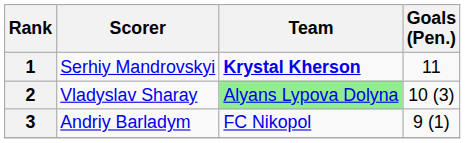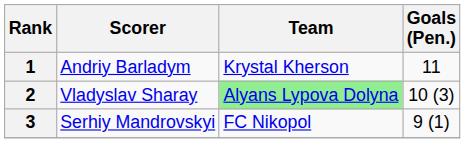(138, 66) Serhiy Mandrovskyi -> (125, 66) Andriy Barladym
(292, 66) bold -> (286, 66) normal
(125, 123) Andriy Barladym -> (138, 123) Serhiy Mandrovskyi
